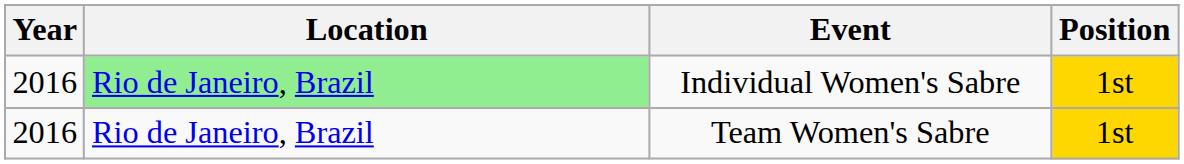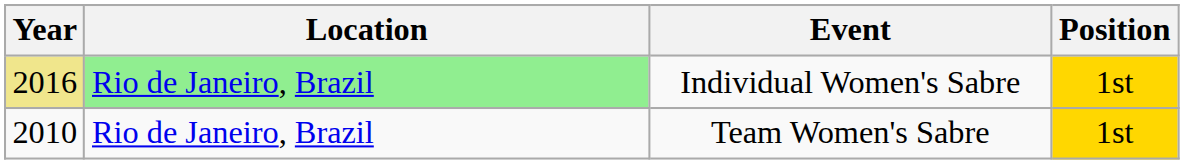(45, 81) no background -> (45, 81) khaki background
(45, 132) 2016 -> (45, 132) 2010
